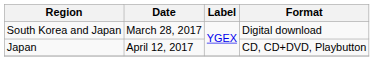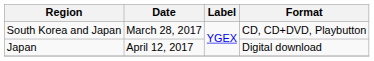(282, 30) Digital download -> (304, 30) CD, CD+DVD, Playbutton
(304, 47) CD, CD+DVD, Playbutton -> (282, 47) Digital download
